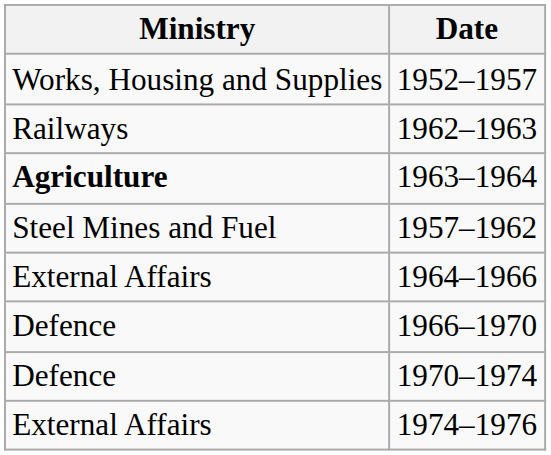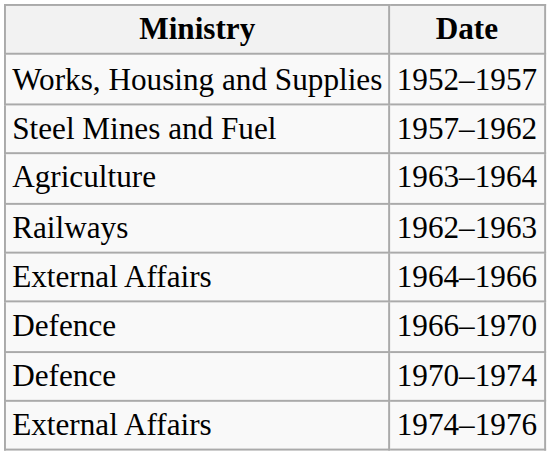rows swapped: (467, 227) <-> (467, 128)
(90, 177) bold -> (84, 177) normal
